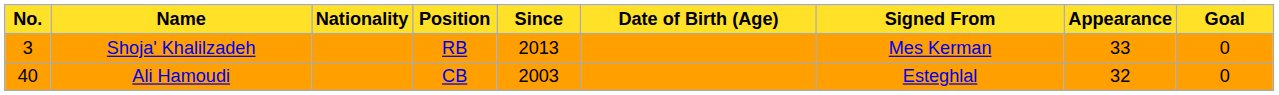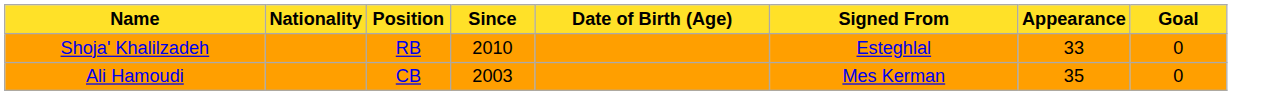- column: (28, 19)
(539, 48) 2013 -> (492, 48) 2010
(940, 48) Mes Kerman -> (894, 48) Esteghlal
(940, 77) Esteghlal -> (894, 77) Mes Kerman
(1120, 77) 32 -> (1074, 77) 35
